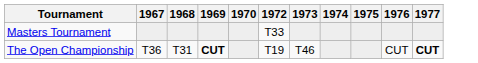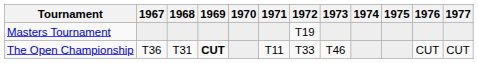+ column: (274, 14)
(274, 32) T33 -> (305, 32) T19
(274, 50) T19 -> (305, 50) T33
(427, 50) bold -> (458, 50) normal
